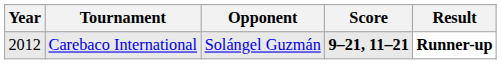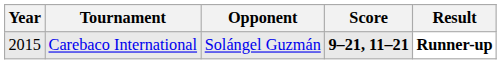(25, 45) 2012 -> (25, 45) 2015
